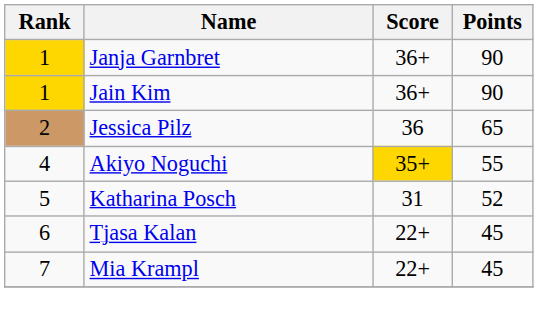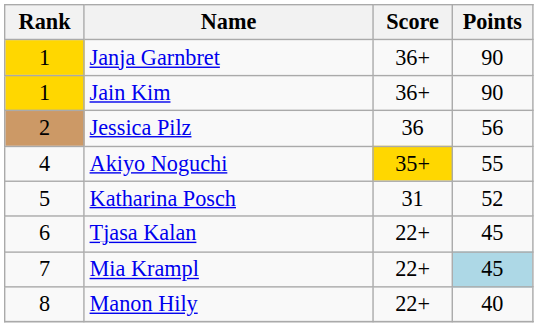(492, 127) 65 -> (492, 127) 56
(492, 269) no background -> (492, 269) lightblue background
+ row: (144, 304)
